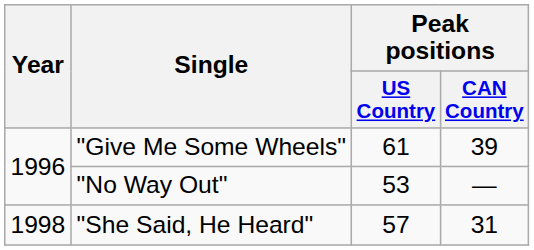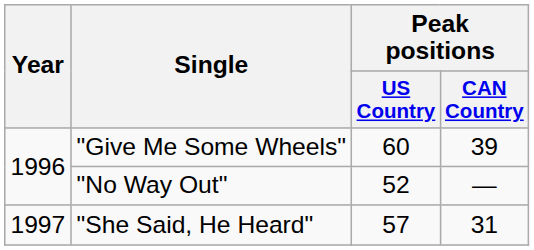(396, 146) 61 -> (396, 146) 60
(396, 185) 53 -> (396, 185) 52
(38, 224) 1998 -> (38, 224) 1997
